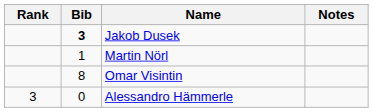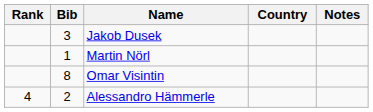+ column: (282, 14)
(82, 35) bold -> (67, 35) normal
(33, 96) 3 -> (28, 96) 4
(82, 96) 0 -> (67, 96) 2
